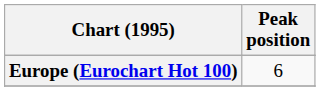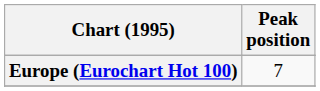(278, 70) 6 -> (278, 70) 7
